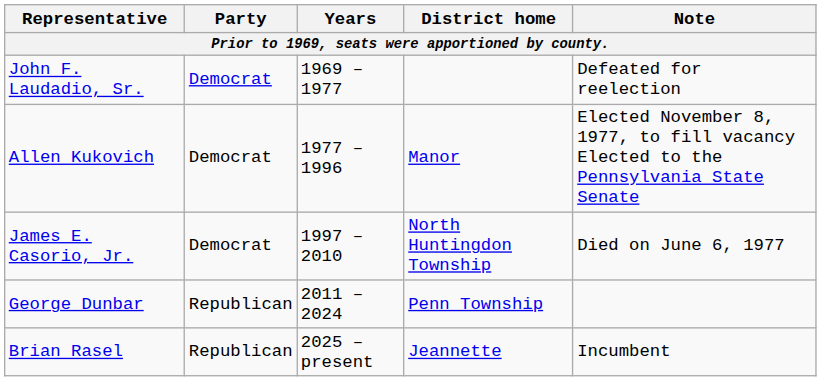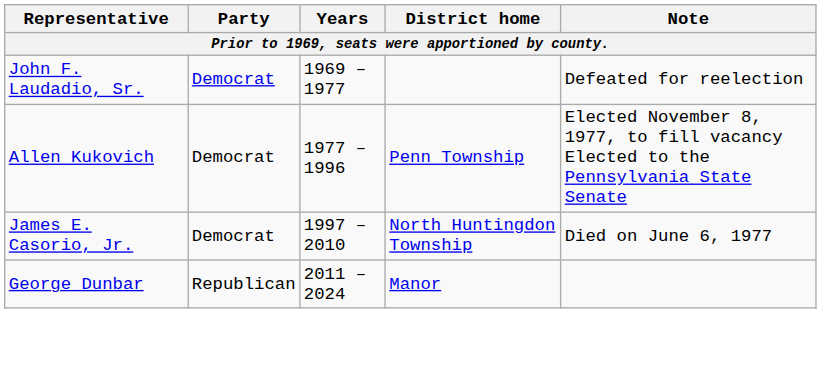(434, 158) Manor -> (457, 158) Penn Township
(476, 304) Penn Township -> (415, 284) Manor
- row: (66, 352)
